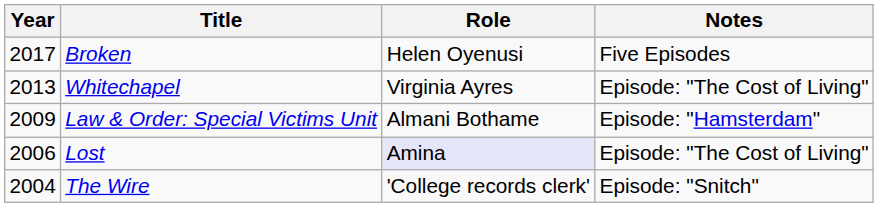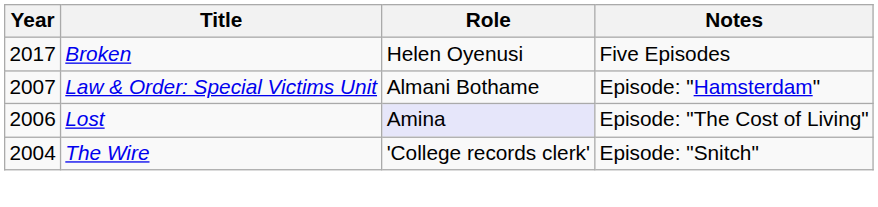- row: (123, 86)
(33, 119) 2009 -> (33, 86) 2007
